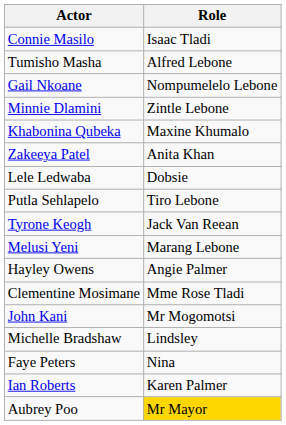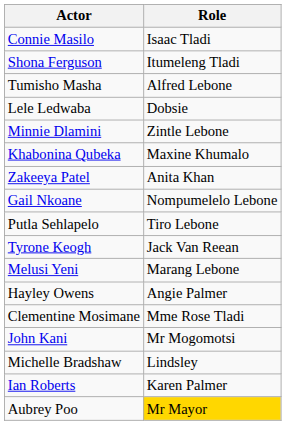+ row: (55, 62)
rows swapped: (45, 85) <-> (49, 177)
- row: (42, 362)
